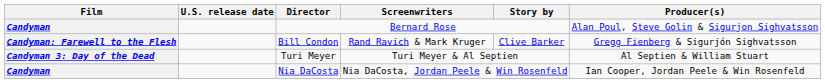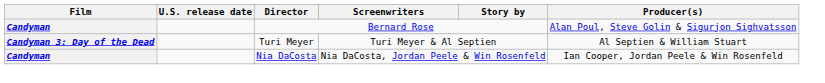- row: (308, 41)
